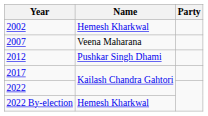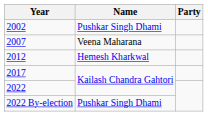(113, 27) Hemesh Kharkwal -> (119, 27) Pushkar Singh Dhami
(119, 57) Pushkar Singh Dhami -> (113, 57) Hemesh Kharkwal
(113, 103) Hemesh Kharkwal -> (119, 103) Pushkar Singh Dhami
